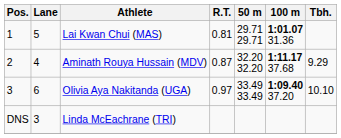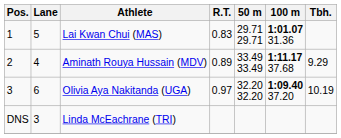(222, 35) 0.81 -> (222, 35) 0.83
(222, 63) 0.87 -> (222, 63) 0.89
(250, 63) 32.20 32.20 -> (250, 63) 33.49 33.49
(250, 91) 33.49 33.49 -> (250, 91) 32.20 32.20
(321, 91) 10.10 -> (321, 91) 10.19
